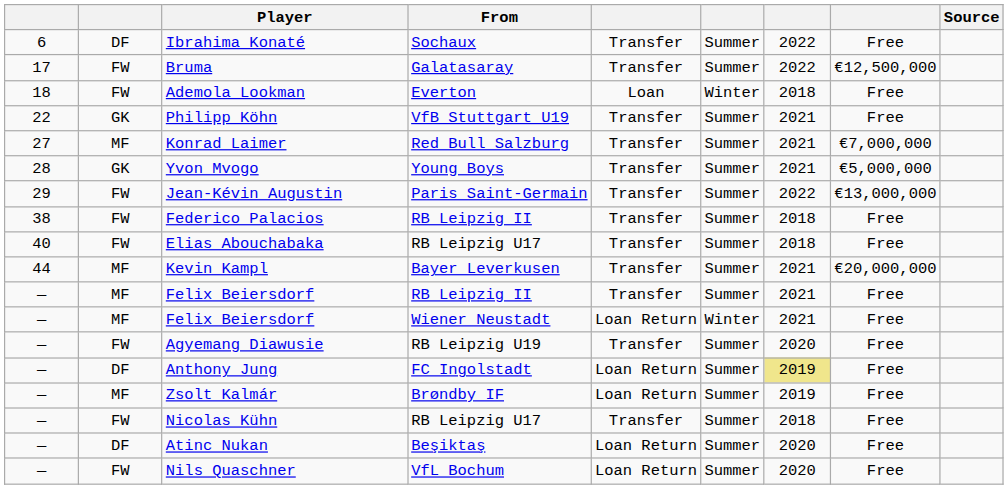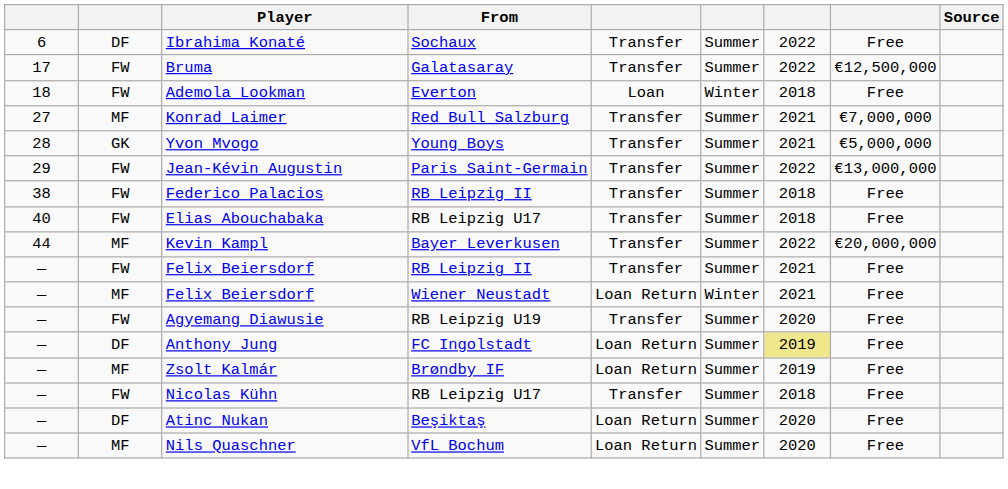- row: (222, 118)
(797, 269) 2021 -> (797, 244) 2022
(120, 295) MF -> (120, 269) FW
(120, 471) FW -> (120, 446) MF
